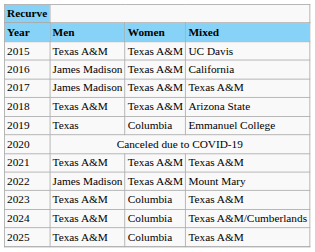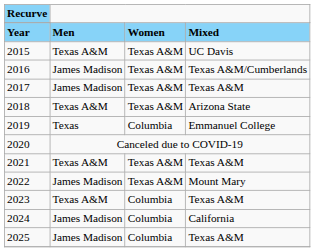(211, 69) California -> (248, 69) Texas A&M/Cumberlands
(80, 218) Texas A&M -> (87, 218) James Madison
(248, 218) Texas A&M/Cumberlands -> (211, 218) California
(80, 236) Texas A&M -> (87, 236) James Madison
